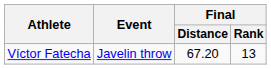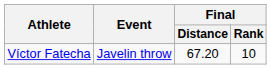(249, 54) 13 -> (249, 54) 10
